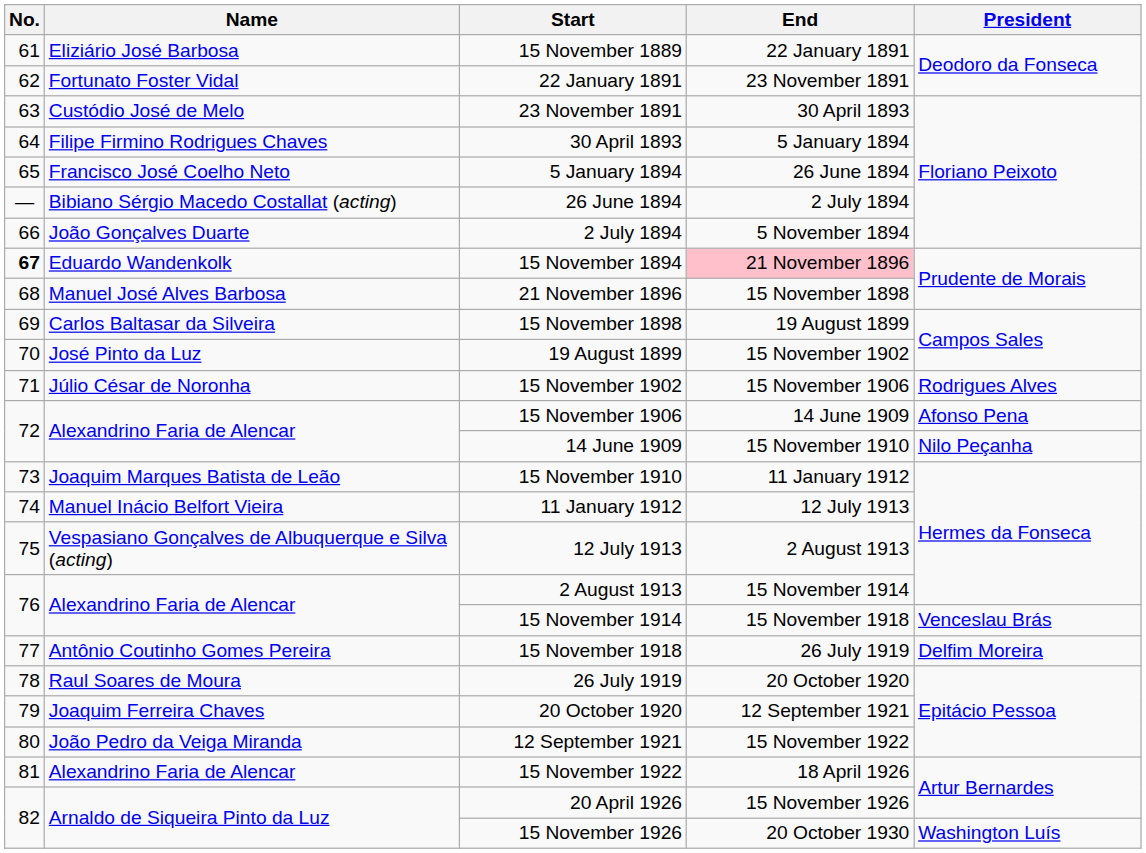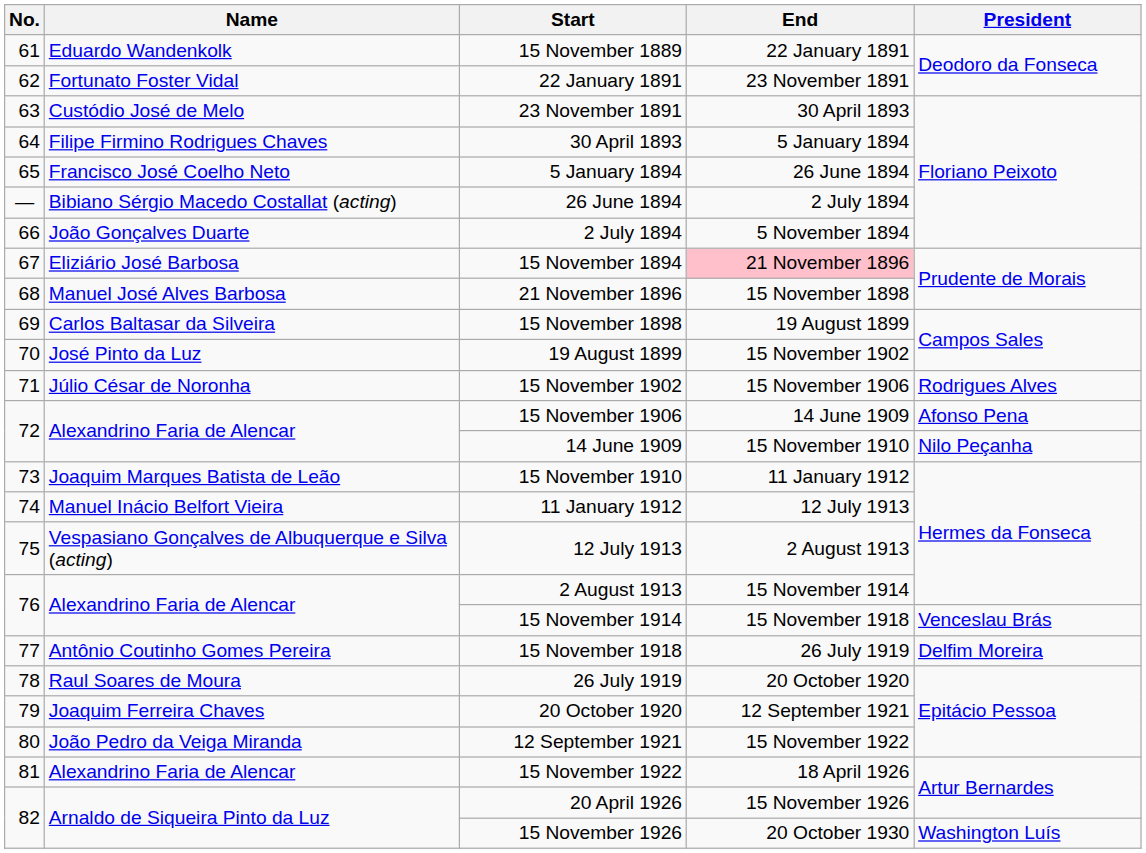(144, 50) Eliziário José Barbosa -> (140, 50) Eduardo Wandenkolk
(29, 263) bold -> (29, 263) normal
(140, 263) Eduardo Wandenkolk -> (144, 263) Eliziário José Barbosa
